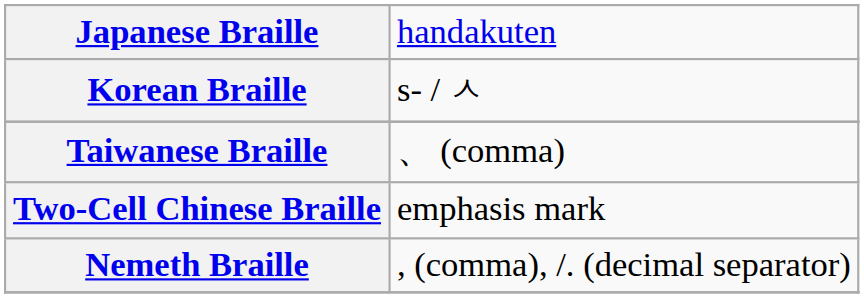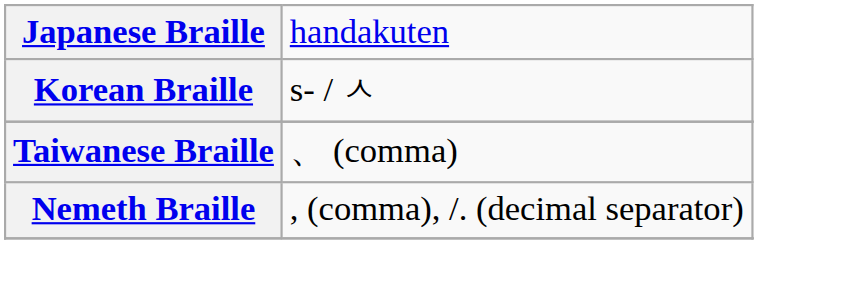- row: (197, 209)
